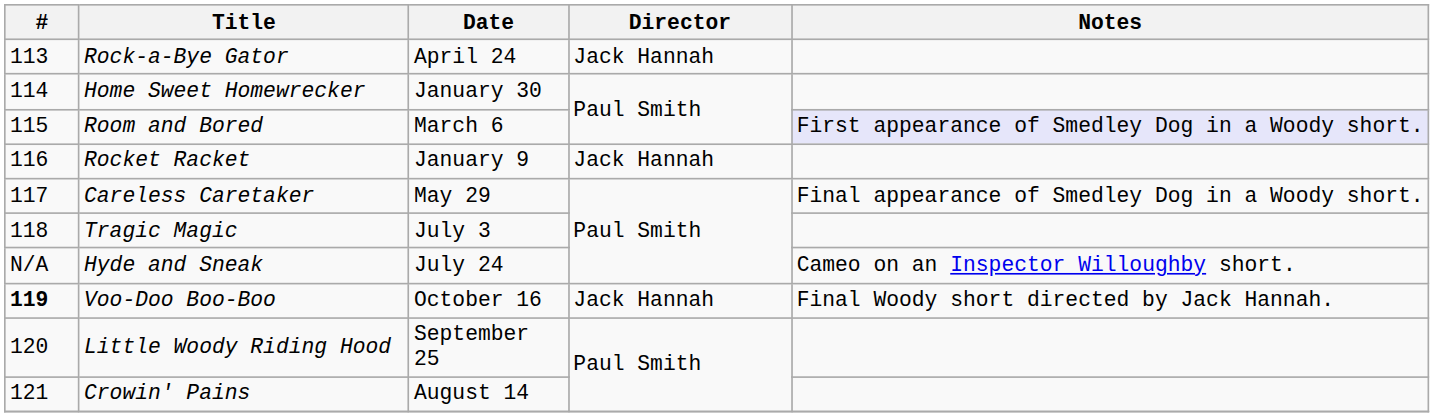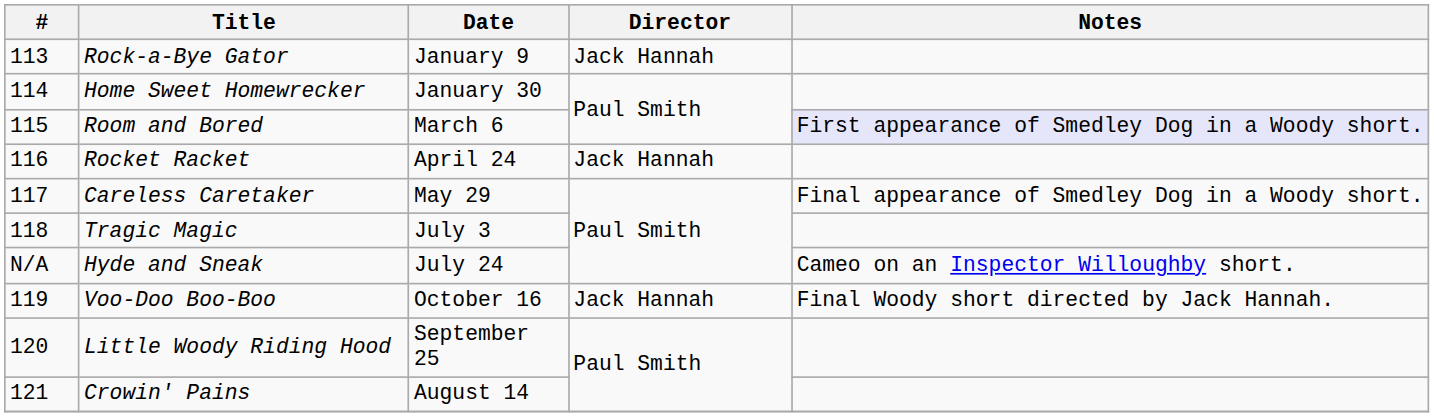(465, 57) April 24 -> (472, 57) January 9
(472, 161) January 9 -> (465, 161) April 24
(29, 300) bold -> (29, 300) normal
